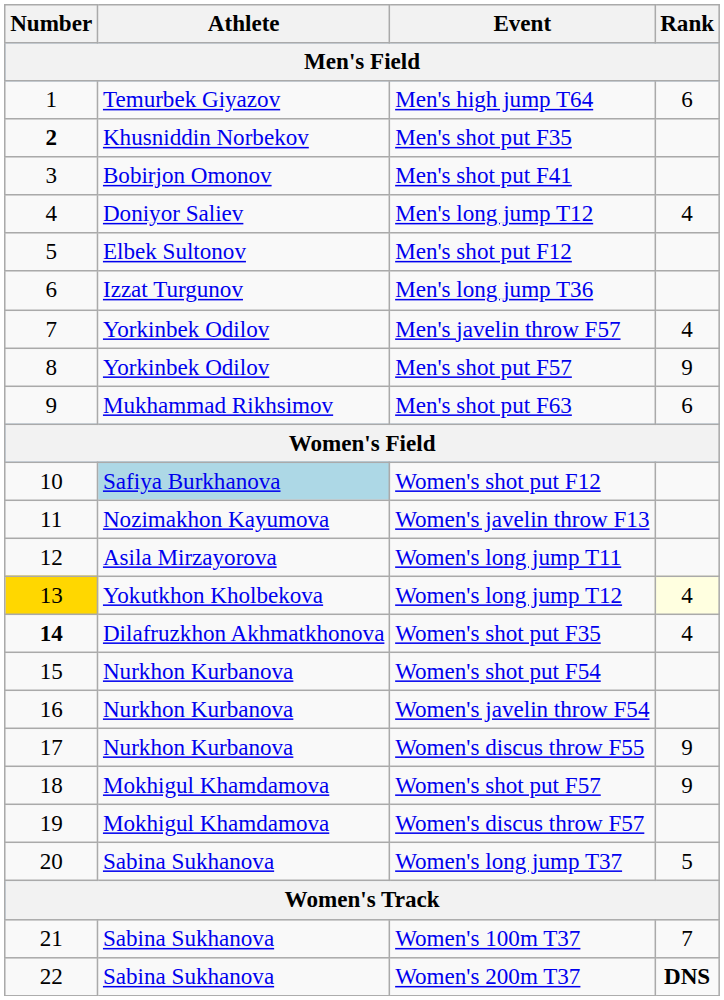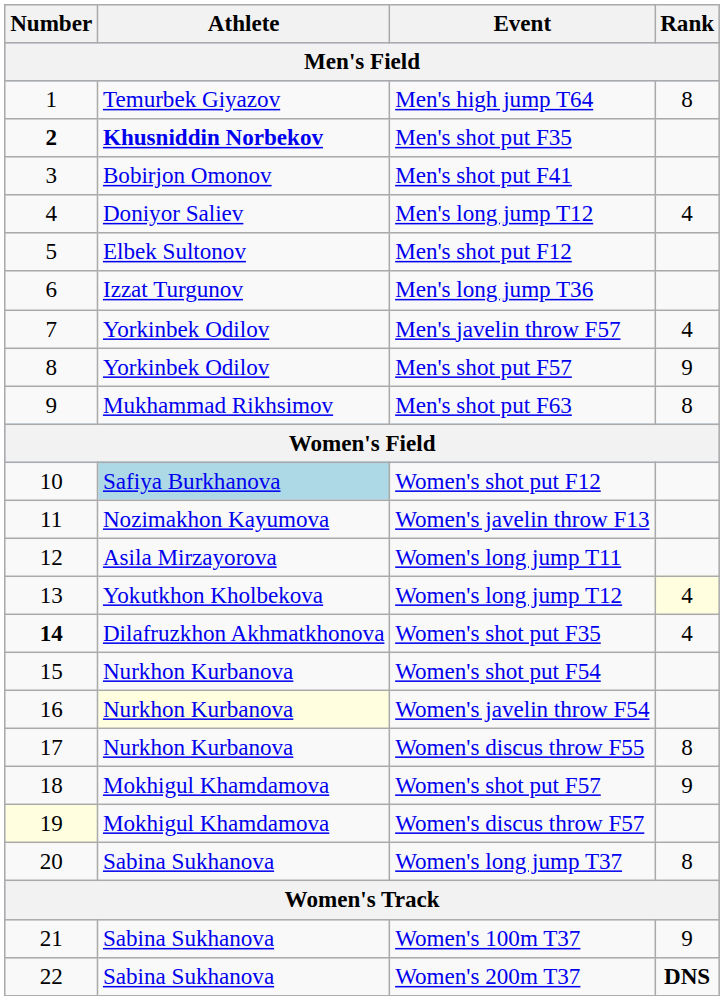(687, 99) 6 -> (687, 99) 8
(206, 138) normal -> (213, 138) bold
(687, 404) 6 -> (687, 404) 8
(51, 595) gold background -> (51, 595) no background
(198, 709) no background -> (198, 709) lightyellow background
(687, 747) 9 -> (687, 747) 8
(51, 823) no background -> (51, 823) lightyellow background
(687, 861) 5 -> (687, 861) 8
(687, 938) 7 -> (687, 938) 9
